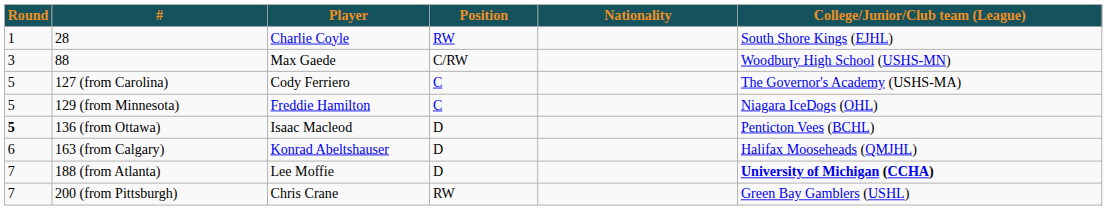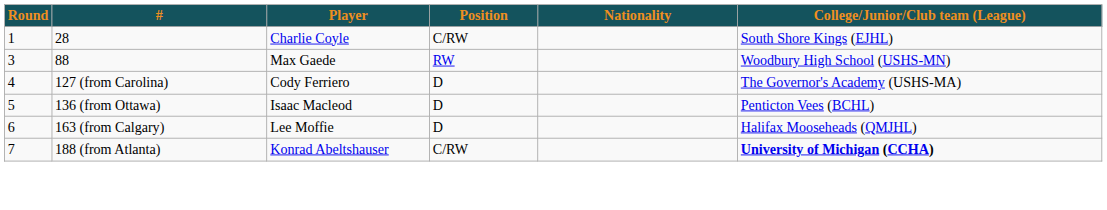(444, 37) RW -> (450, 37) C/RW
(451, 60) C/RW -> (444, 60) RW
(11, 82) 5 -> (11, 82) 4
(438, 82) C -> (438, 82) D
- row: (117, 104)
(11, 127) bold -> (11, 104) normal
(330, 149) Konrad Abeltshauser -> (302, 127) Lee Moffie
(302, 171) Lee Moffie -> (330, 149) Konrad Abeltshauser
(438, 171) D -> (450, 149) C/RW
- row: (116, 194)
